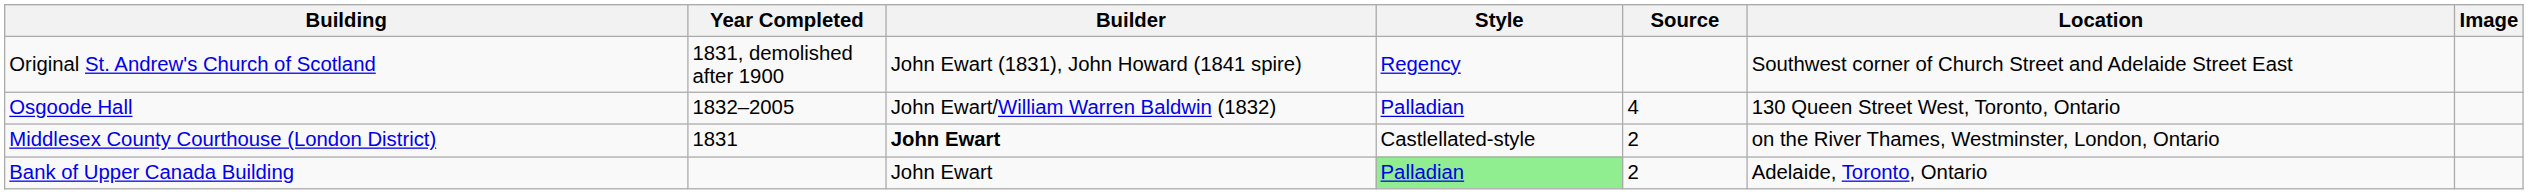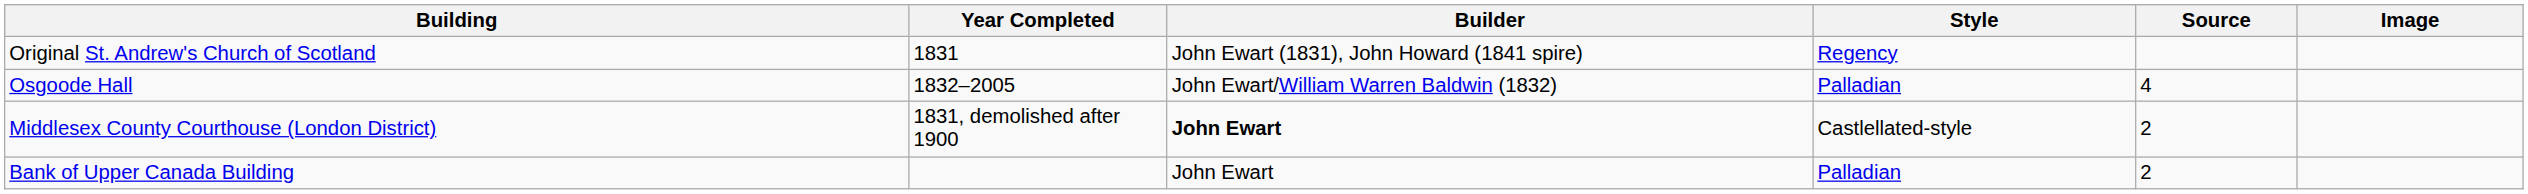- column: (2101, 20)
(773, 64) 1831, demolished after 1900 -> (936, 52) 1831
(715, 140) 1831 -> (1017, 128) 1831, demolished after 1900
(1422, 172) lightgreen background -> (1859, 172) no background
